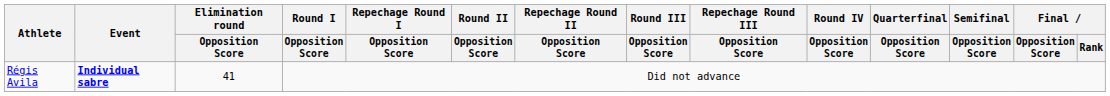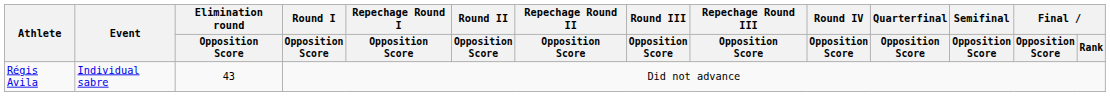(109, 76) bold -> (109, 76) normal
(229, 76) 41 -> (229, 76) 43
